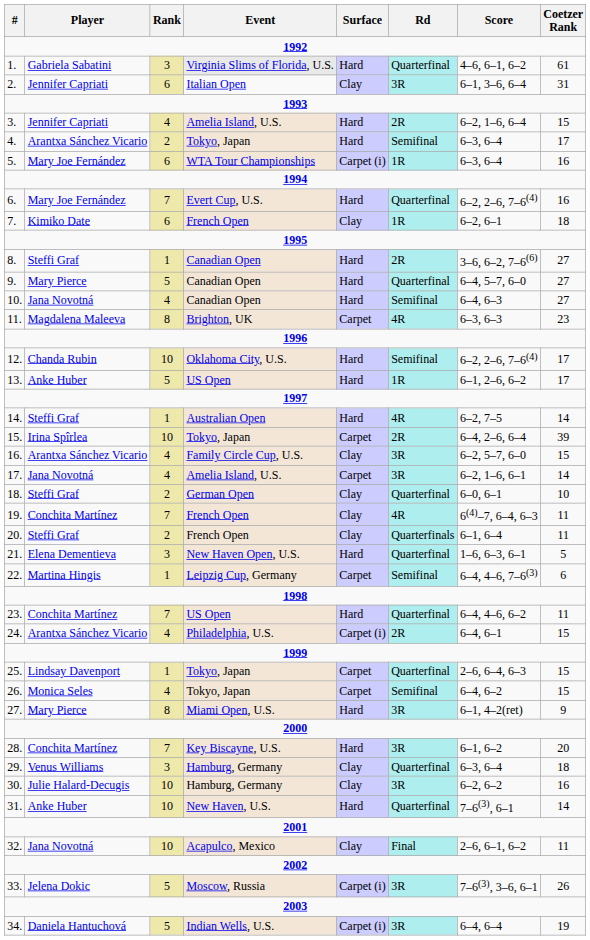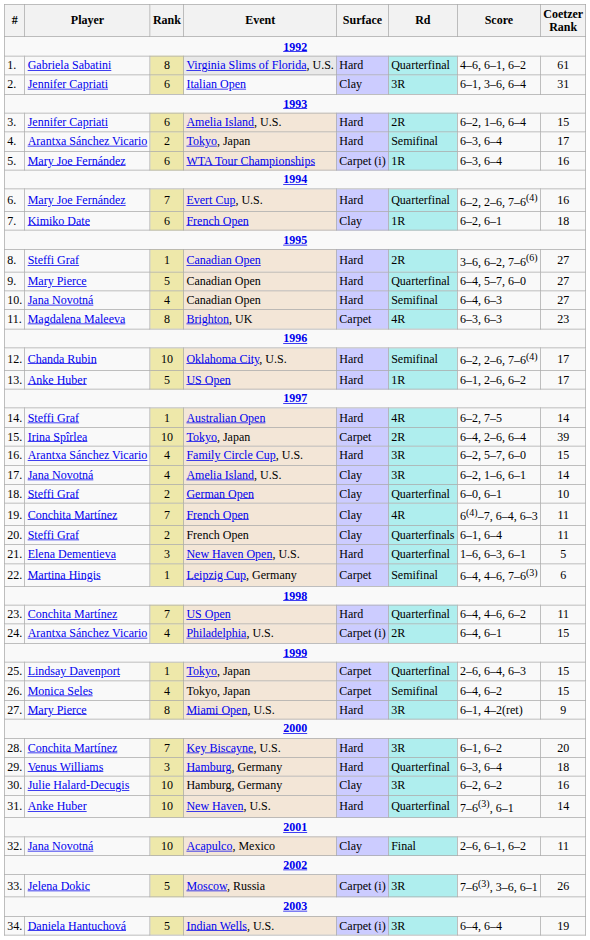(167, 65) 3 -> (167, 65) 8
(167, 122) 4 -> (167, 122) 6
(351, 455) Clay -> (351, 455) Hard
(355, 474) Carpet -> (351, 474) Clay
(351, 766) Clay -> (351, 766) Hard
